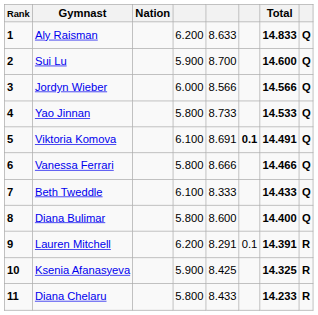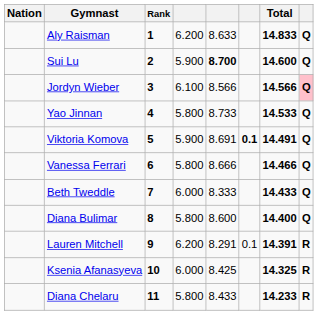columns swapped: (18, 14) <-> (153, 13)
(223, 61) normal -> (223, 61) bold
(189, 87) 6.000 -> (189, 87) 6.100
(306, 87) no background -> (306, 87) pink background
(189, 139) 6.100 -> (189, 139) 5.900
(189, 192) 6.100 -> (189, 192) 6.000
(189, 270) 5.900 -> (189, 270) 6.000
